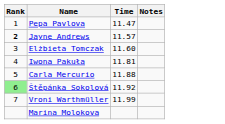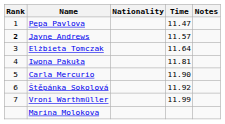+ column: (138, 11)
(124, 49) 11.60 -> (179, 49) 11.64
(124, 74) 11.88 -> (179, 74) 11.90
(16, 87) lightgreen background -> (16, 87) no background
